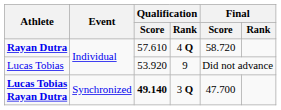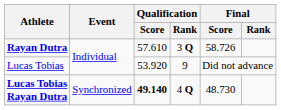(185, 48) 4 Q -> (185, 48) 3 Q
(221, 48) 58.720 -> (221, 48) 58.726
(185, 90) 3 Q -> (185, 90) 4 Q
(221, 90) 47.700 -> (221, 90) 48.730
